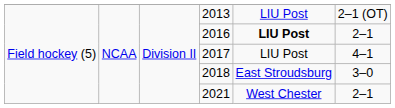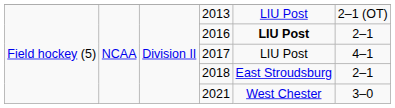(363, 73) 3–0 -> (363, 73) 2–1
(363, 93) 2–1 -> (363, 93) 3–0
